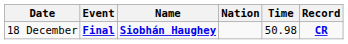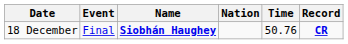(99, 30) bold -> (99, 30) normal
(281, 30) 50.98 -> (281, 30) 50.76
